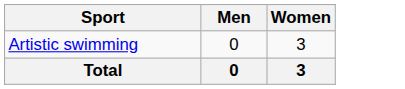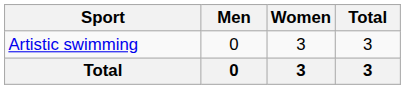+ column: (368, 17)
